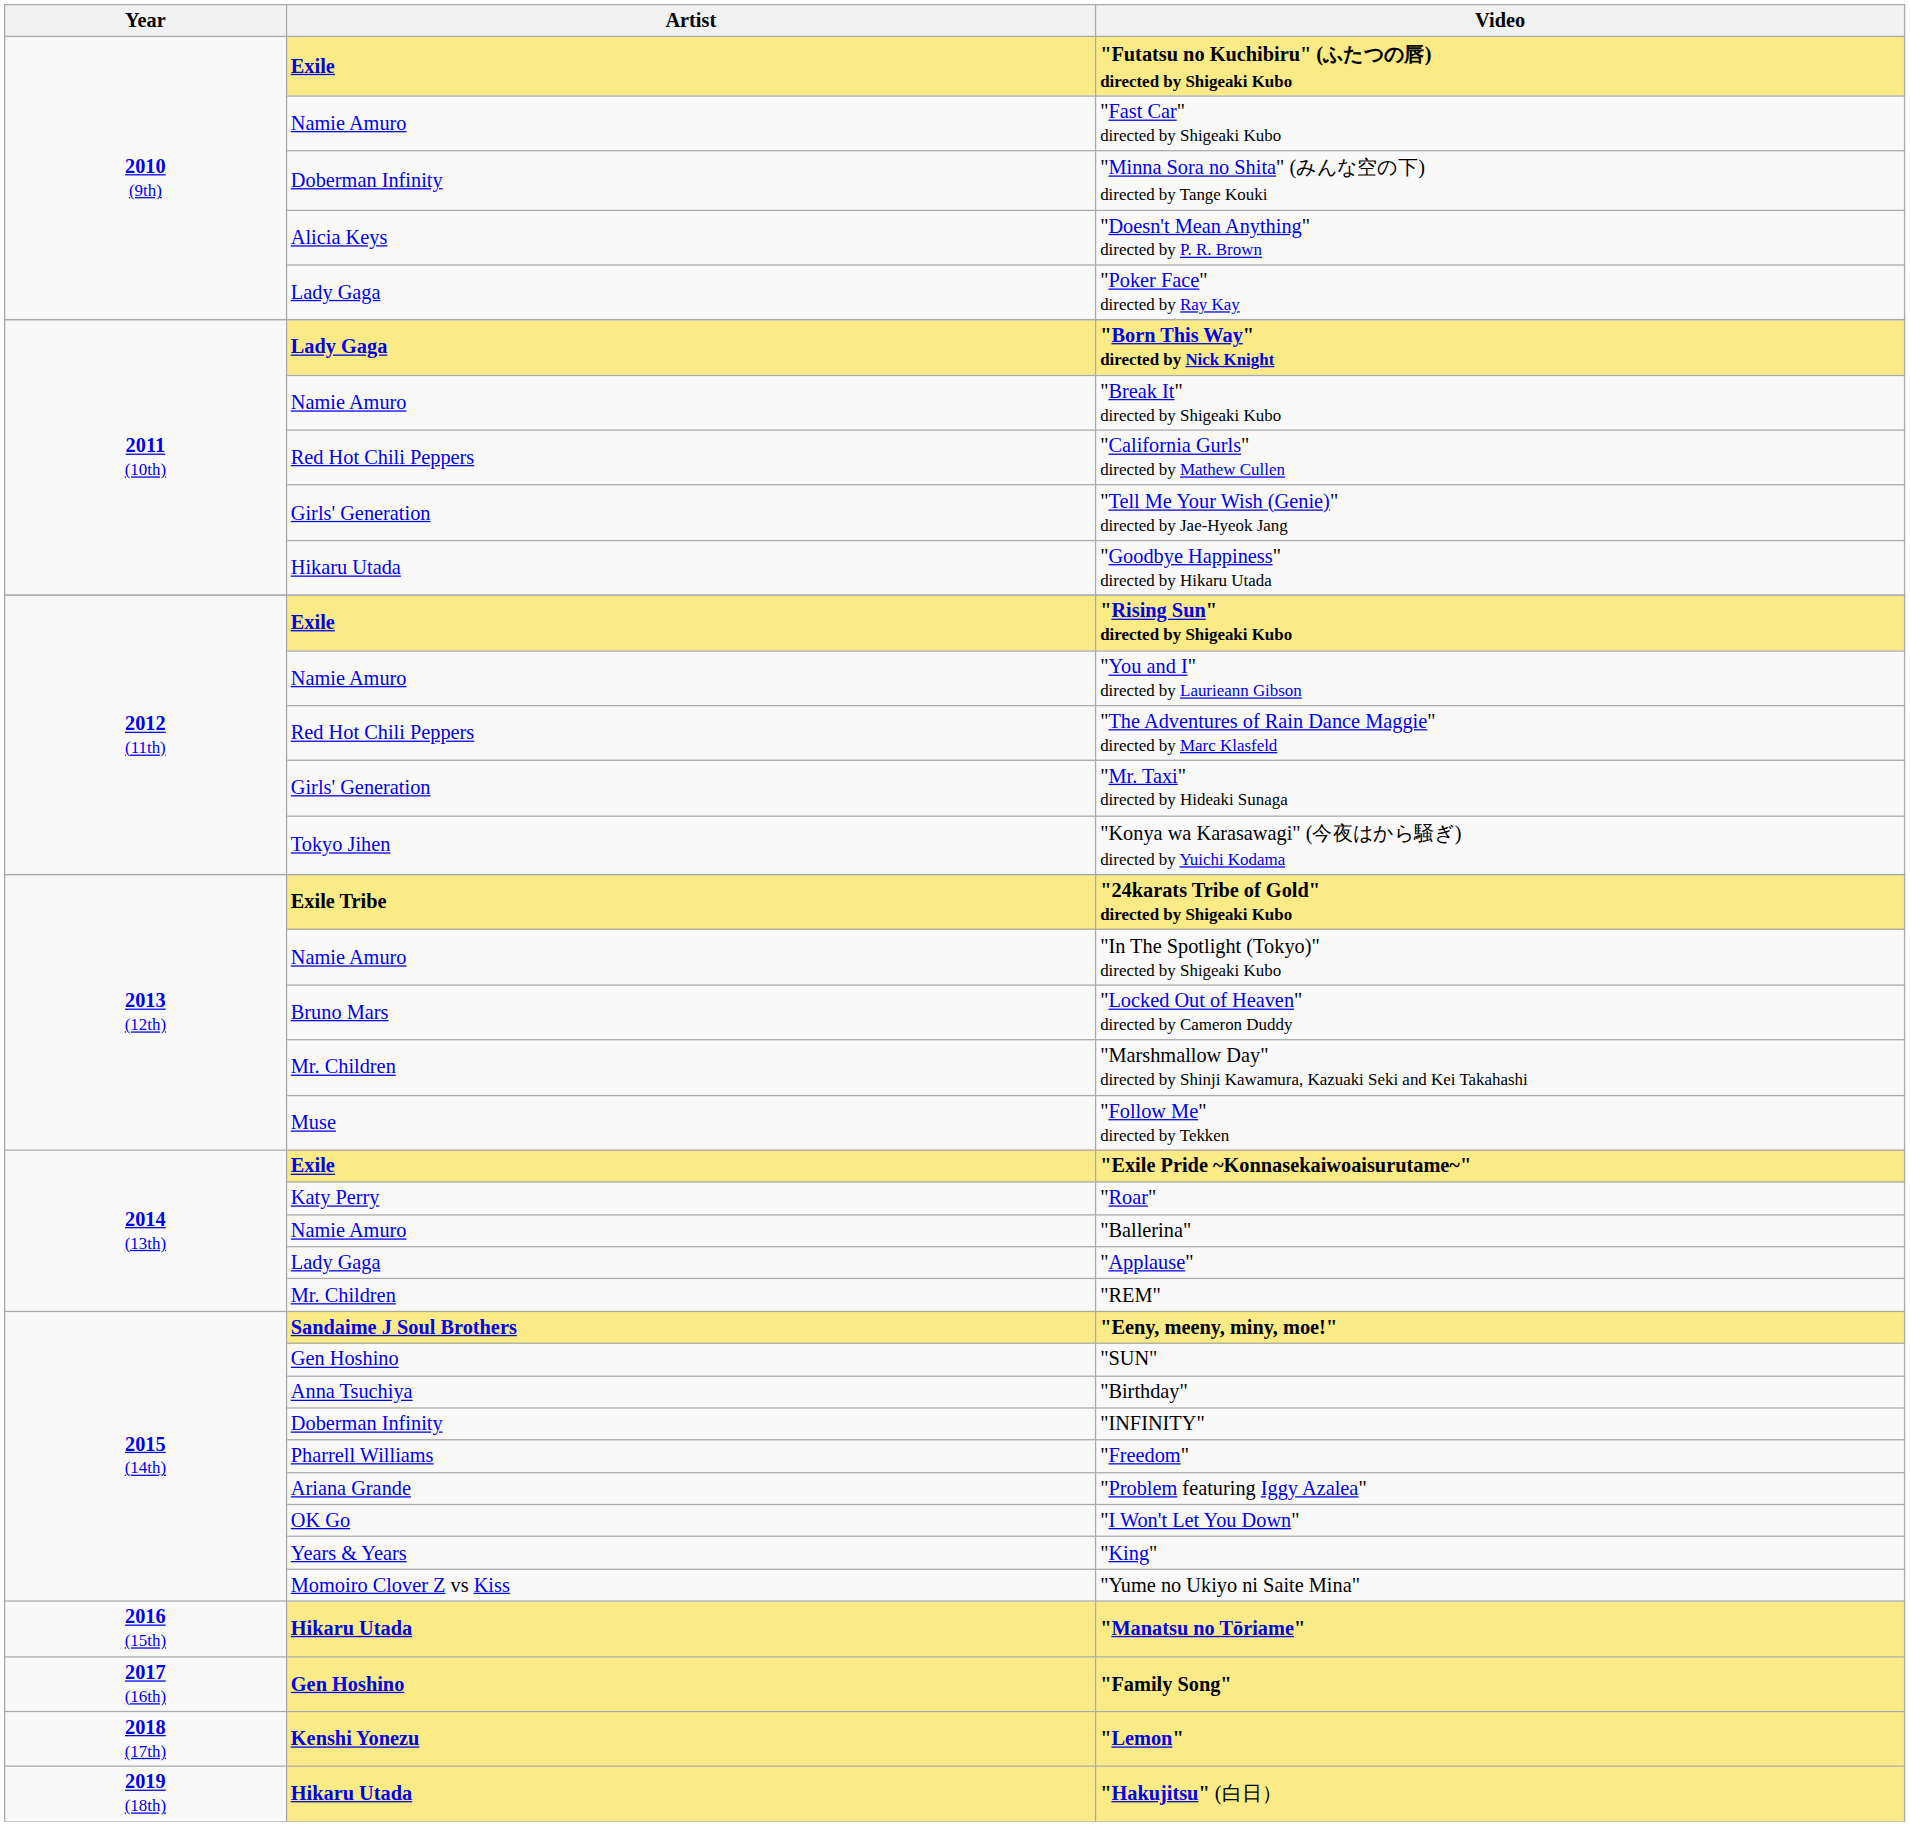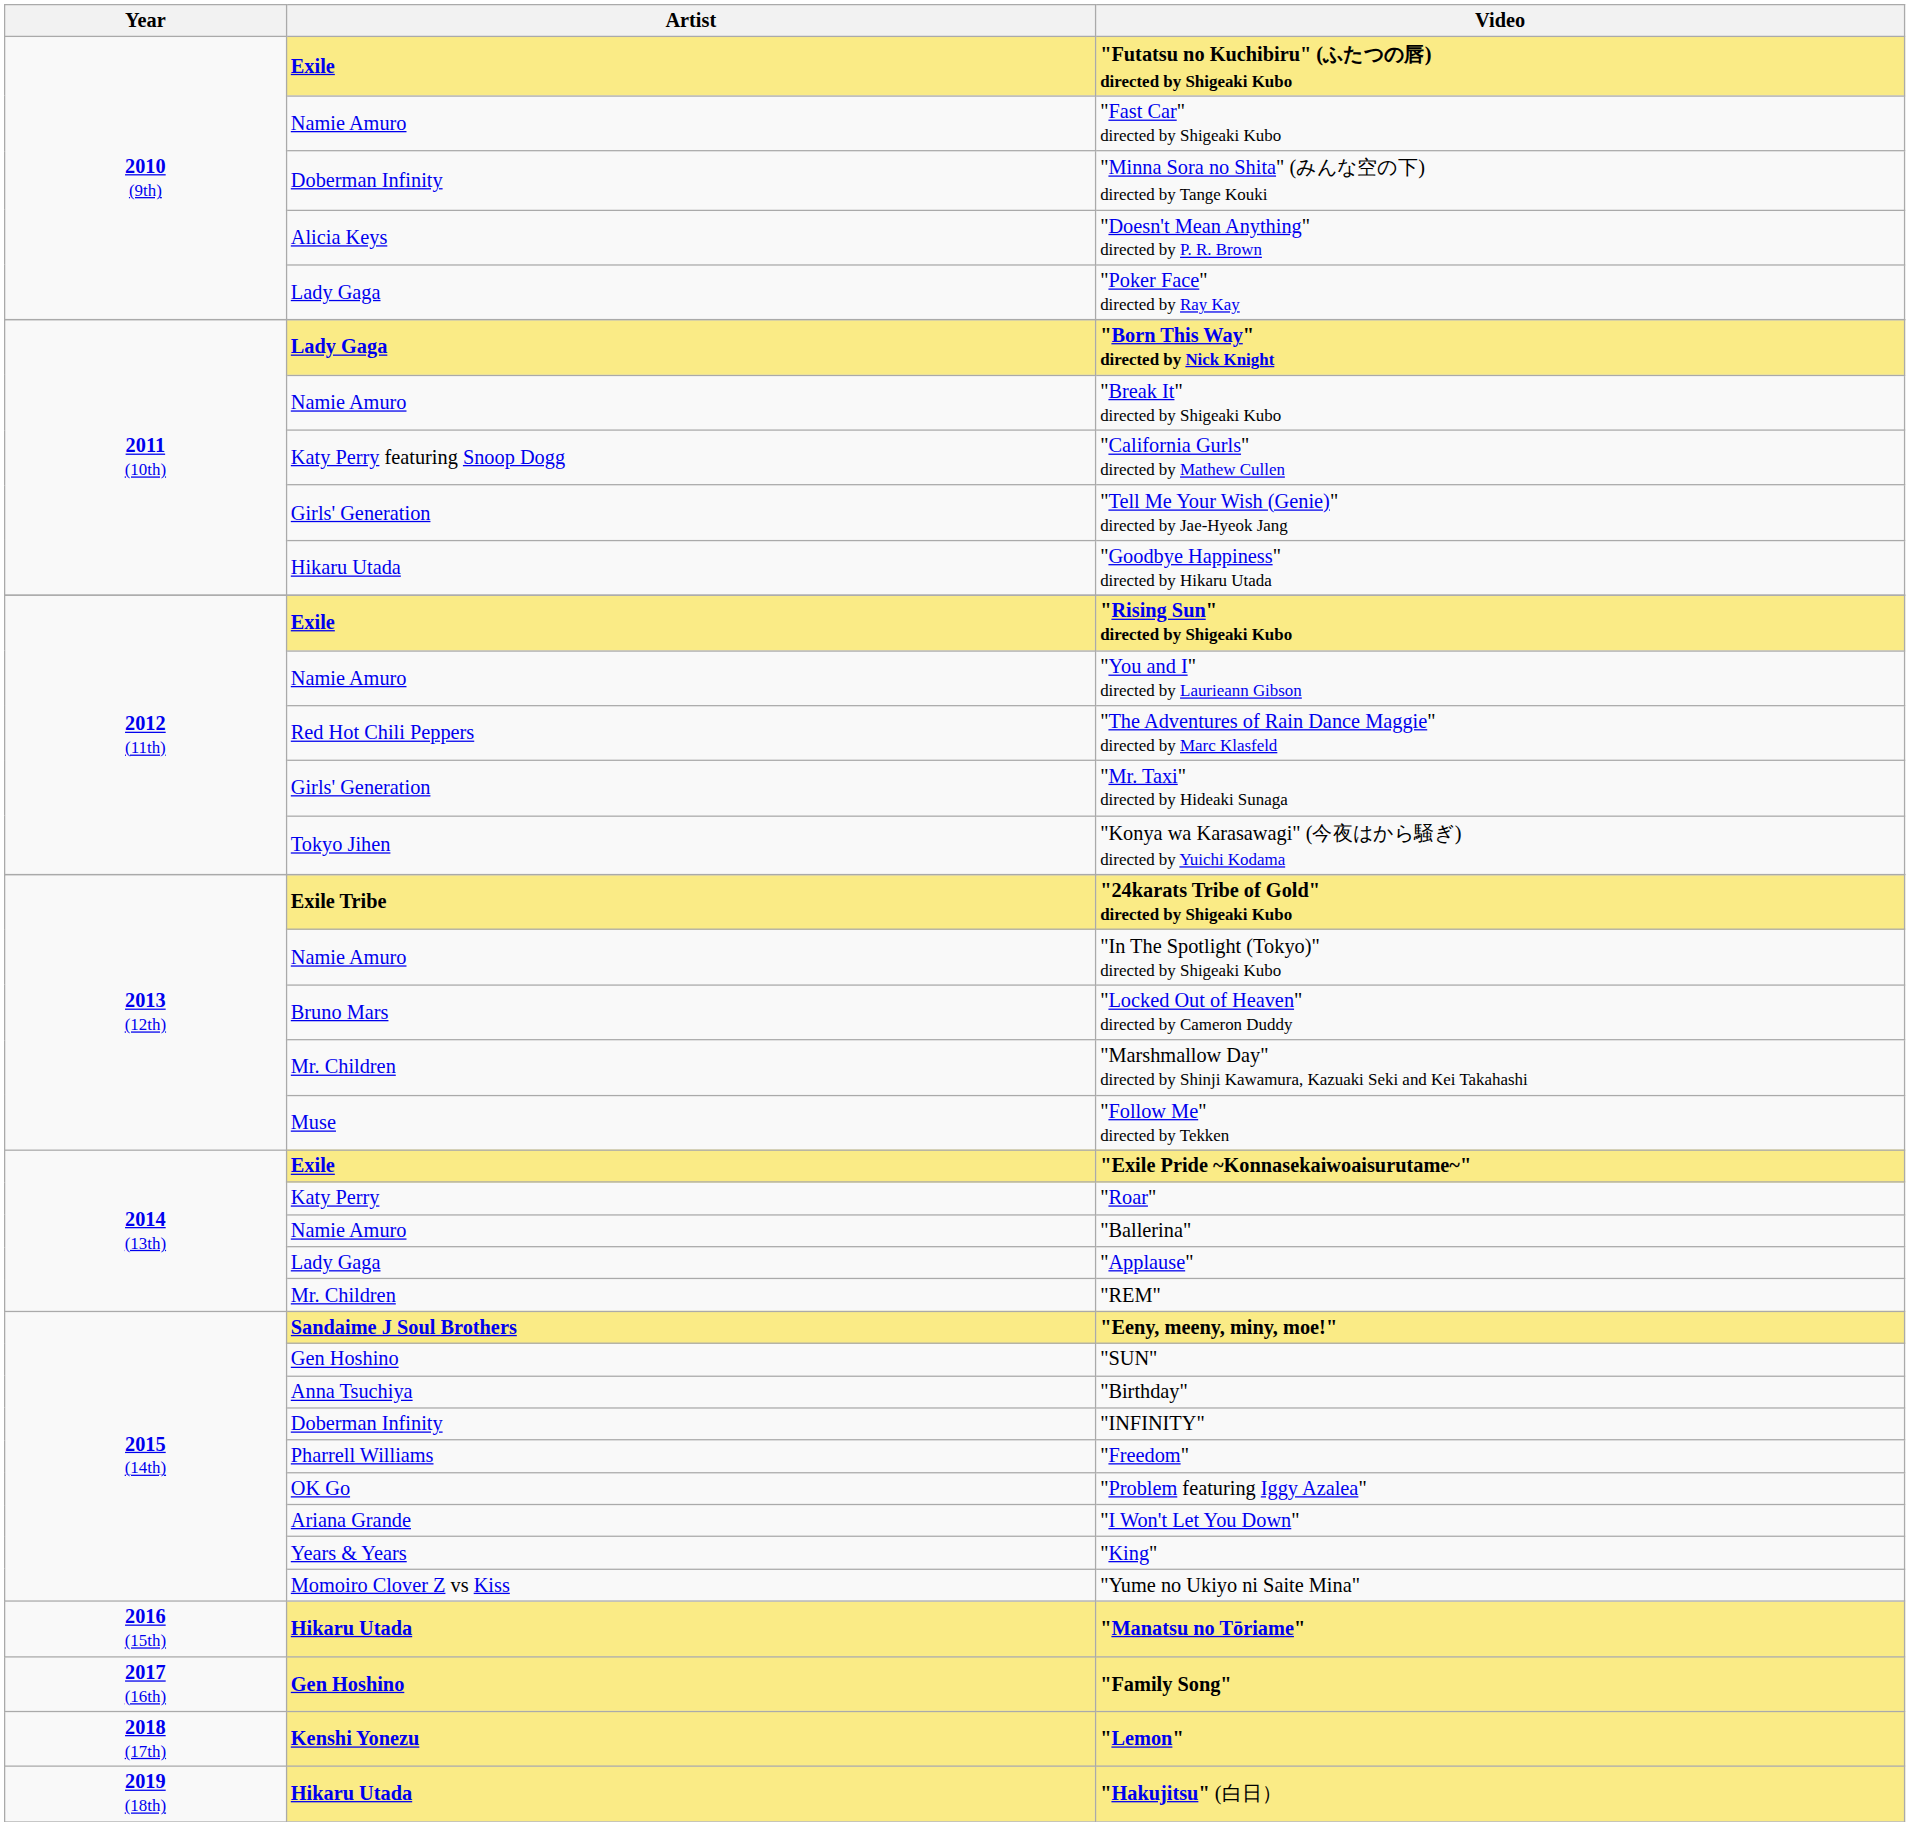(383, 457) Red Hot Chili Peppers -> (428, 457) Katy Perry featuring Snoop Dogg
(351, 1488) Ariana Grande -> (320, 1488) OK Go
(320, 1520) OK Go -> (351, 1520) Ariana Grande
